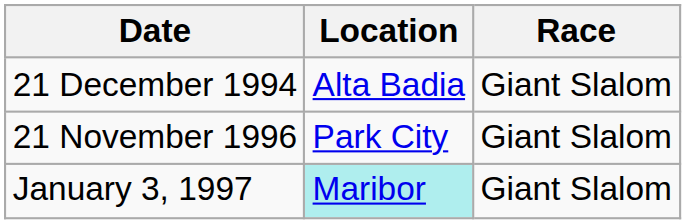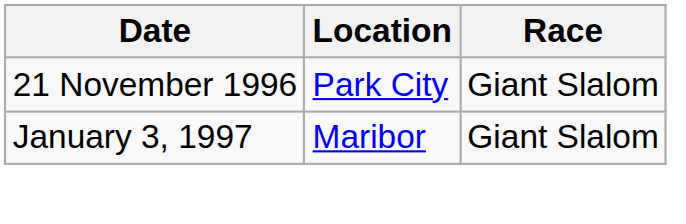- row: (155, 84)
(369, 190) paleturquoise background -> (369, 137) no background
